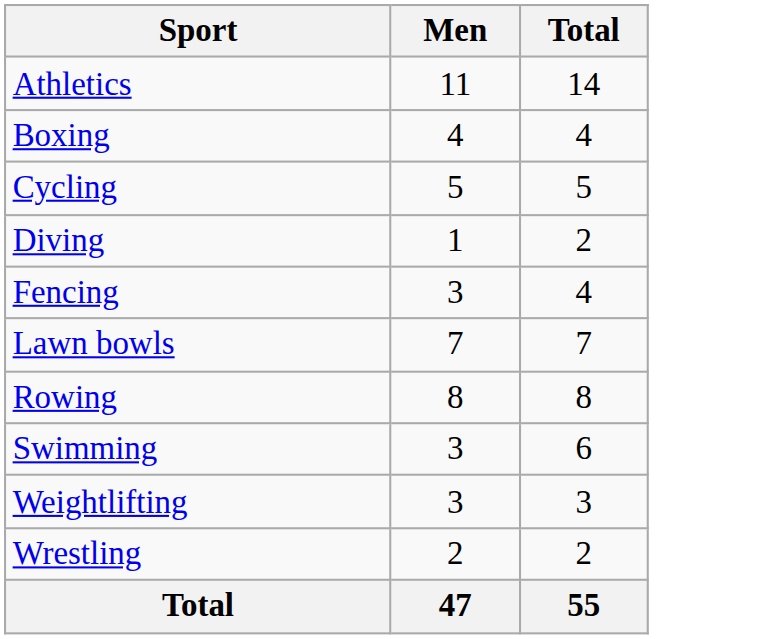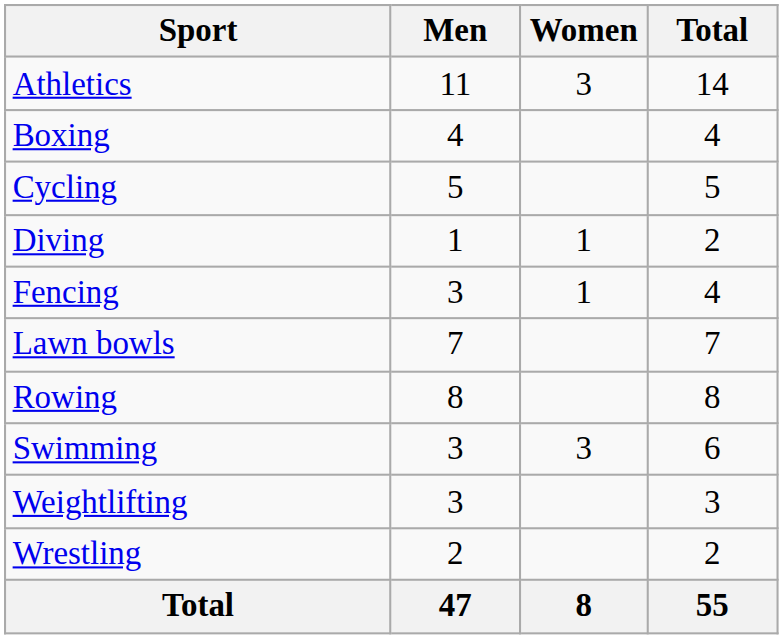+ column: (584, 30)
